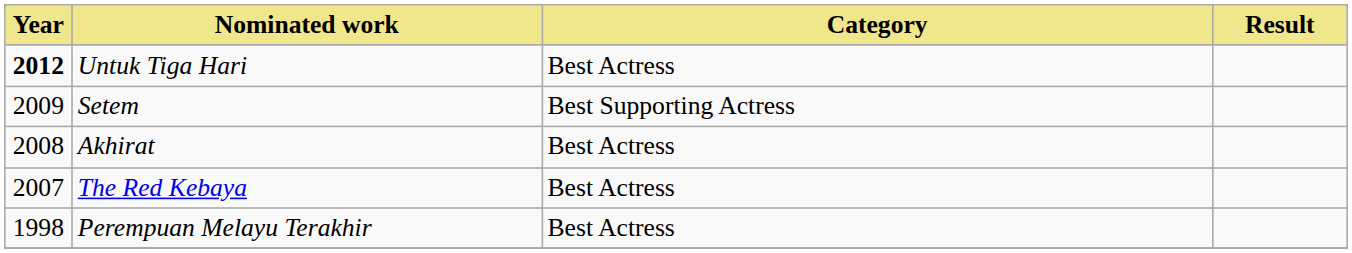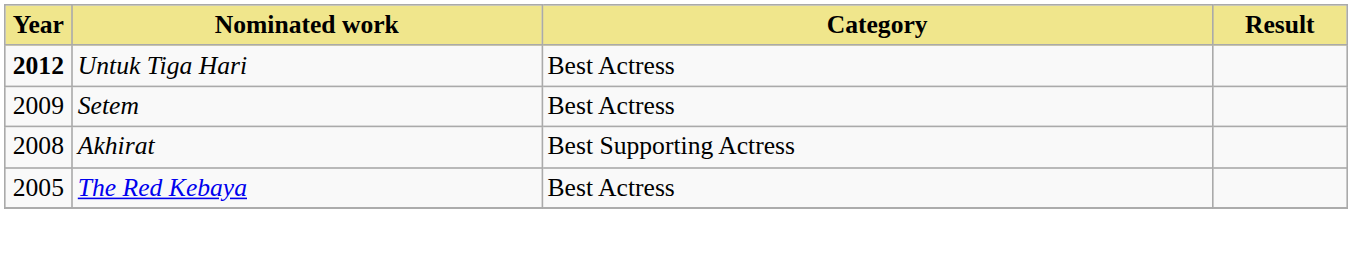(671, 106) Best Supporting Actress -> (611, 106) Best Actress
(611, 146) Best Actress -> (671, 146) Best Supporting Actress
(38, 187) 2007 -> (38, 187) 2005
- row: (225, 227)
